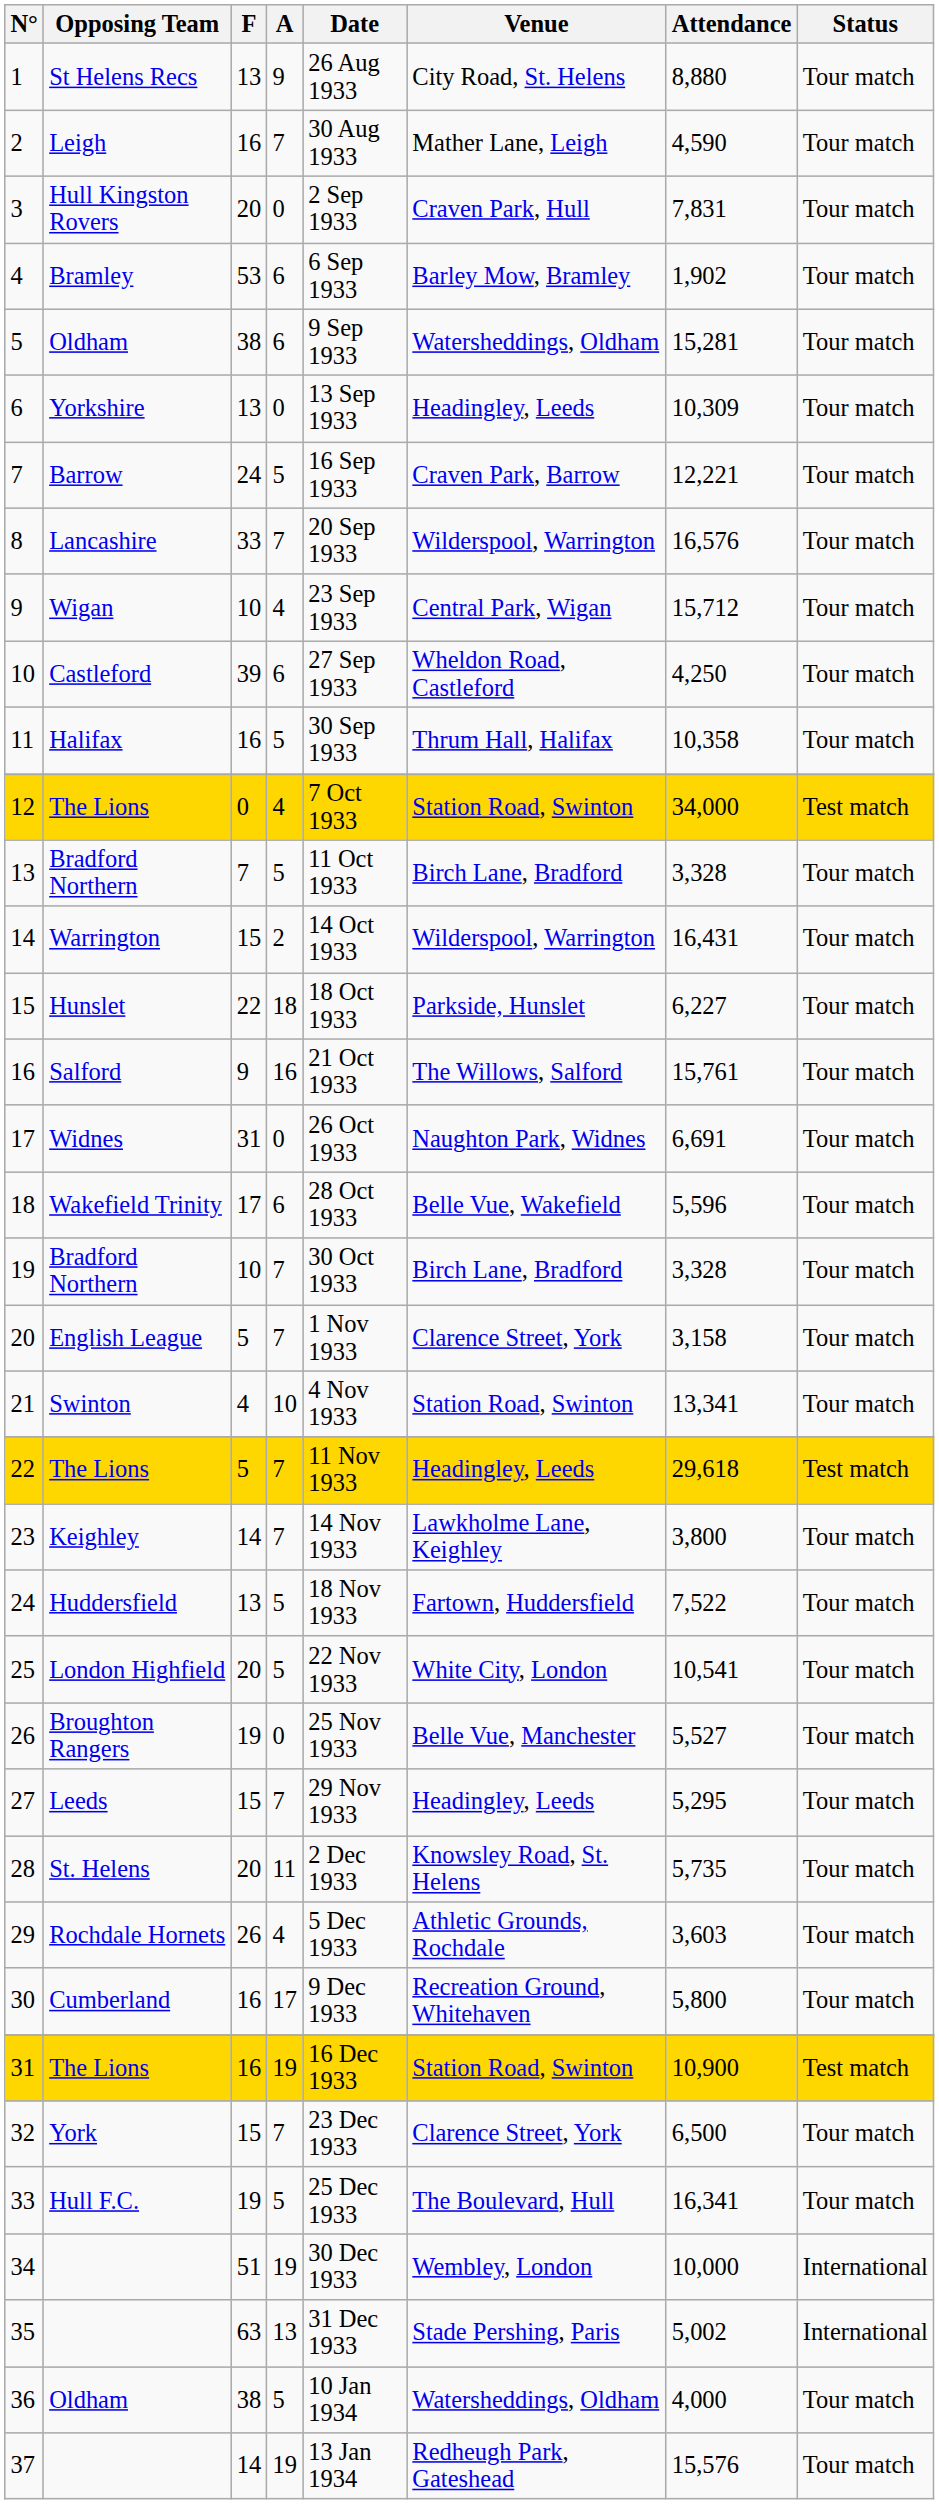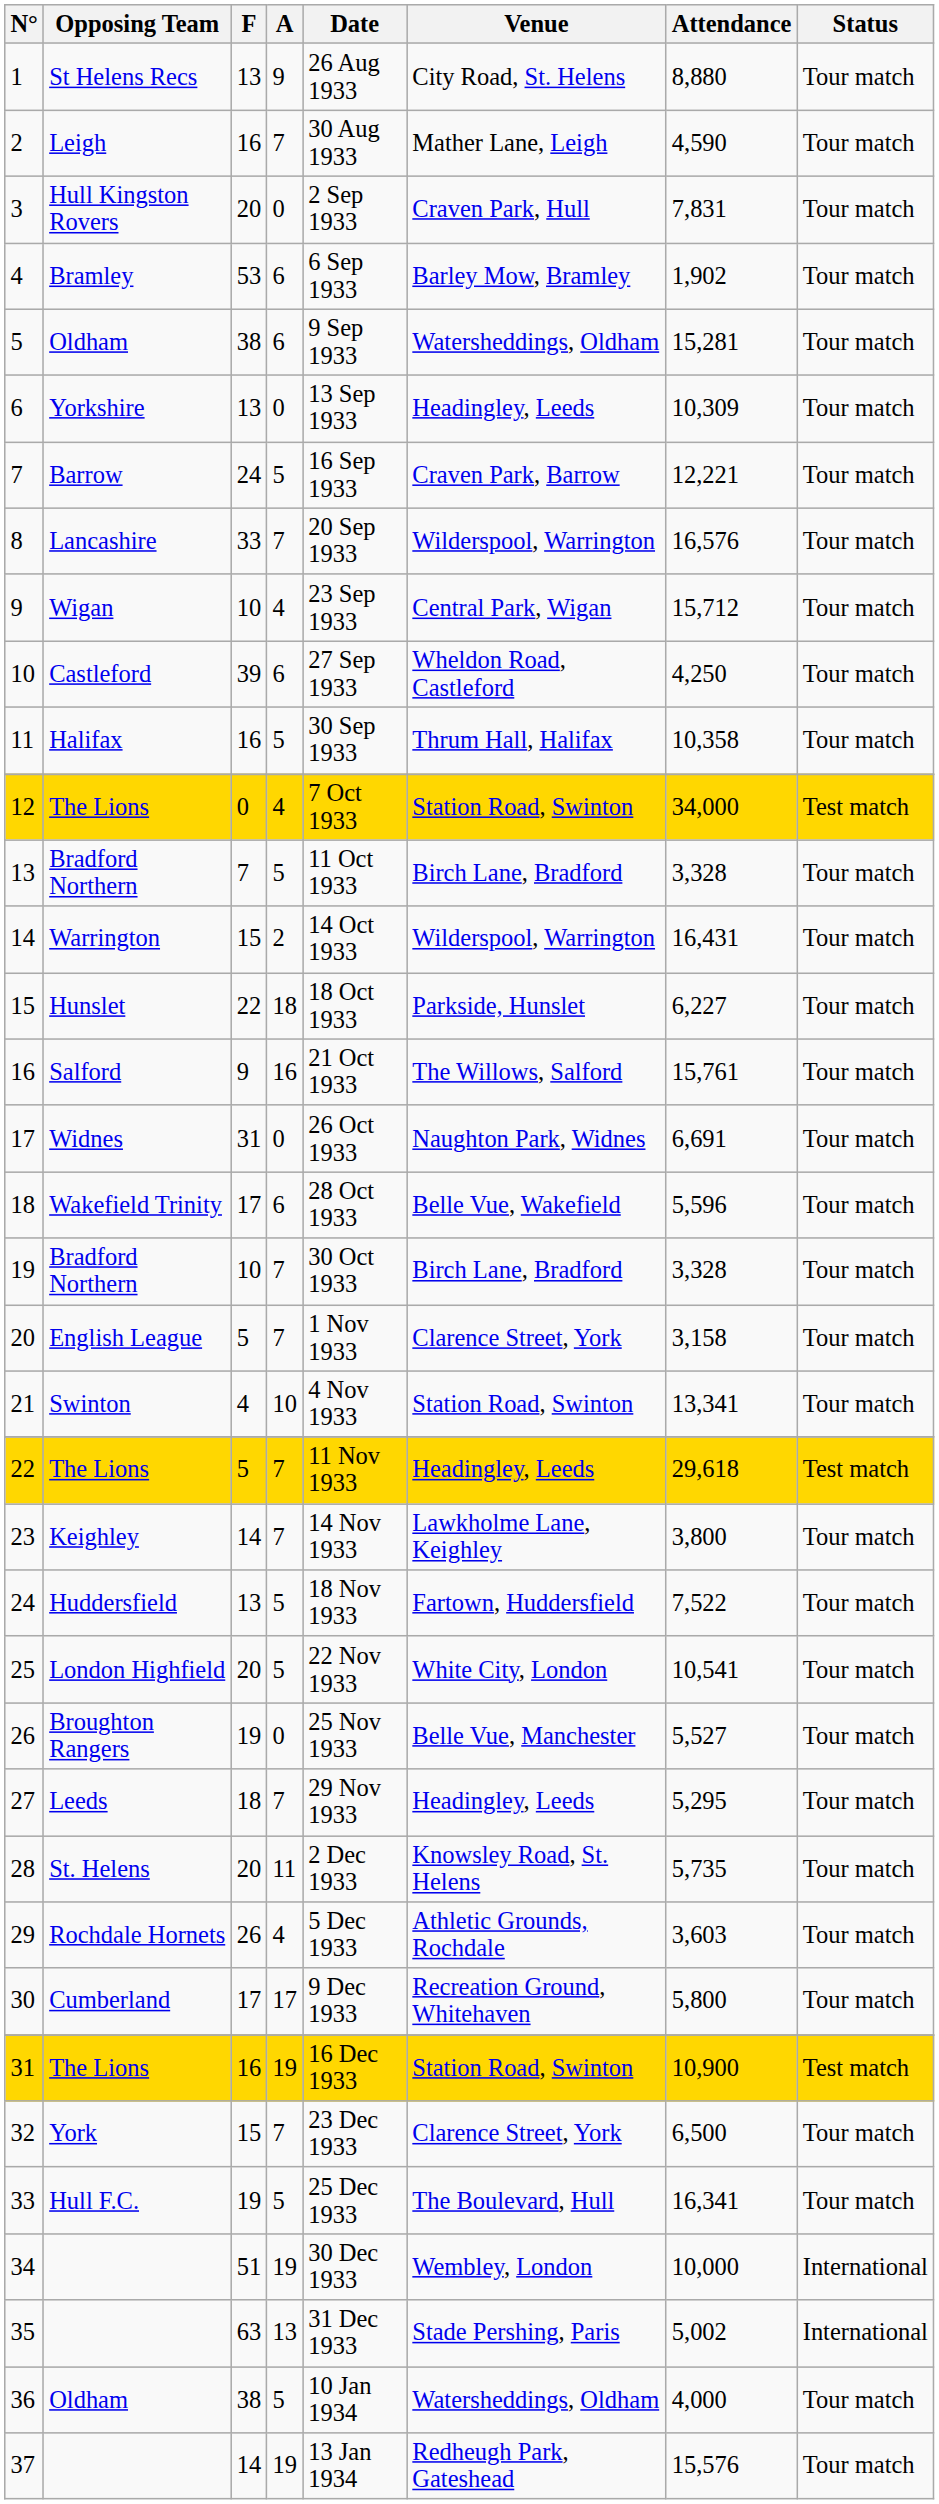(249, 1801) 15 -> (249, 1801) 18
(249, 2001) 16 -> (249, 2001) 17
